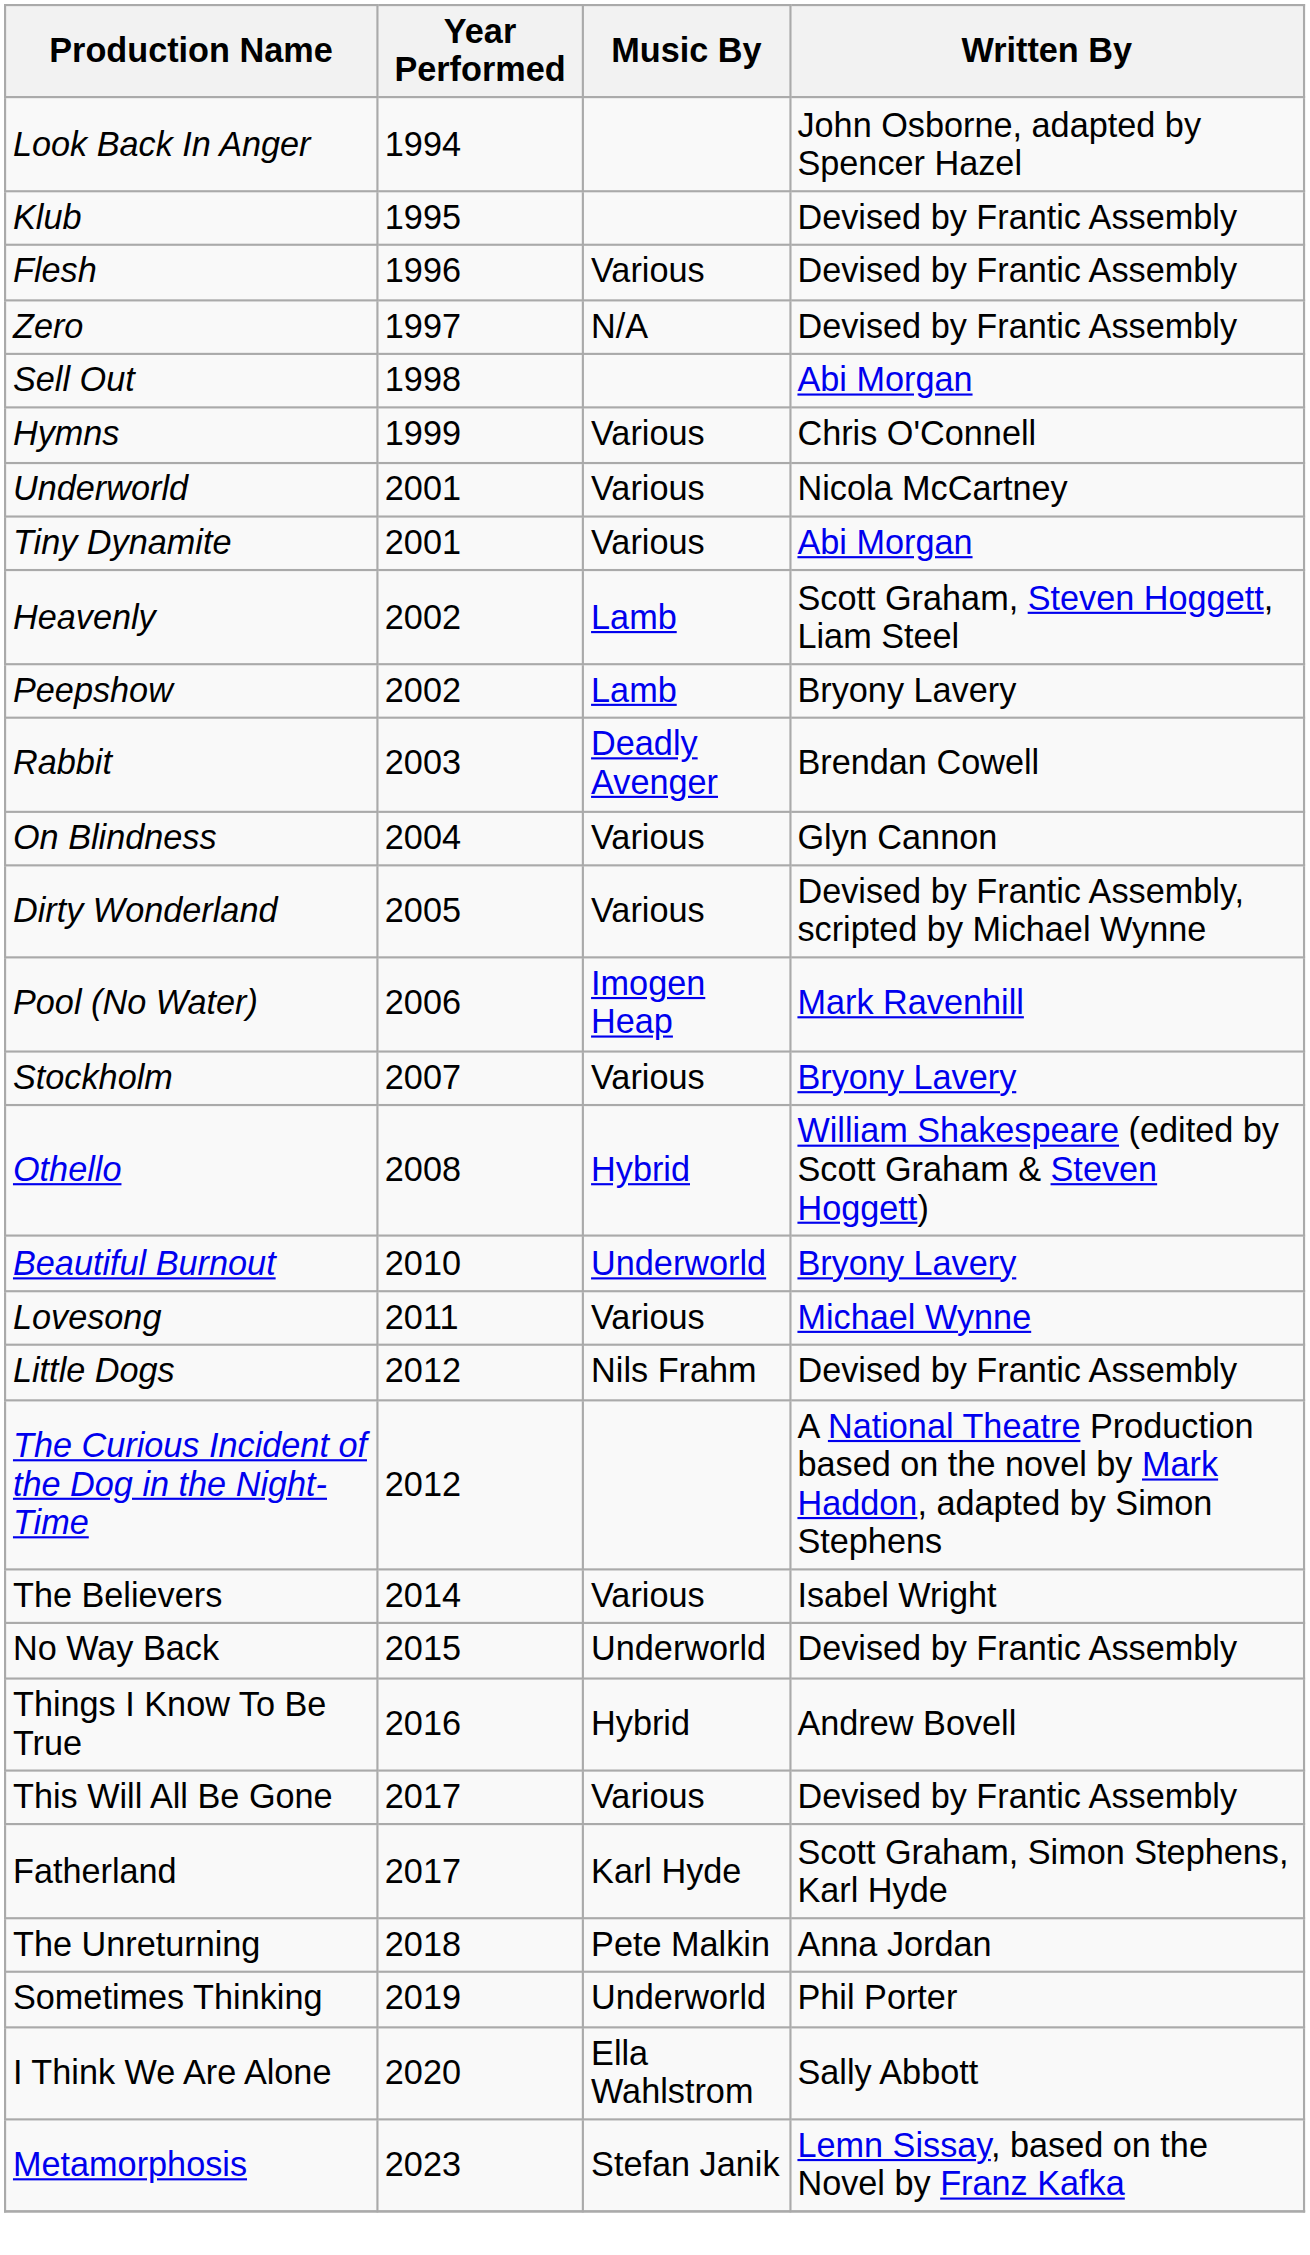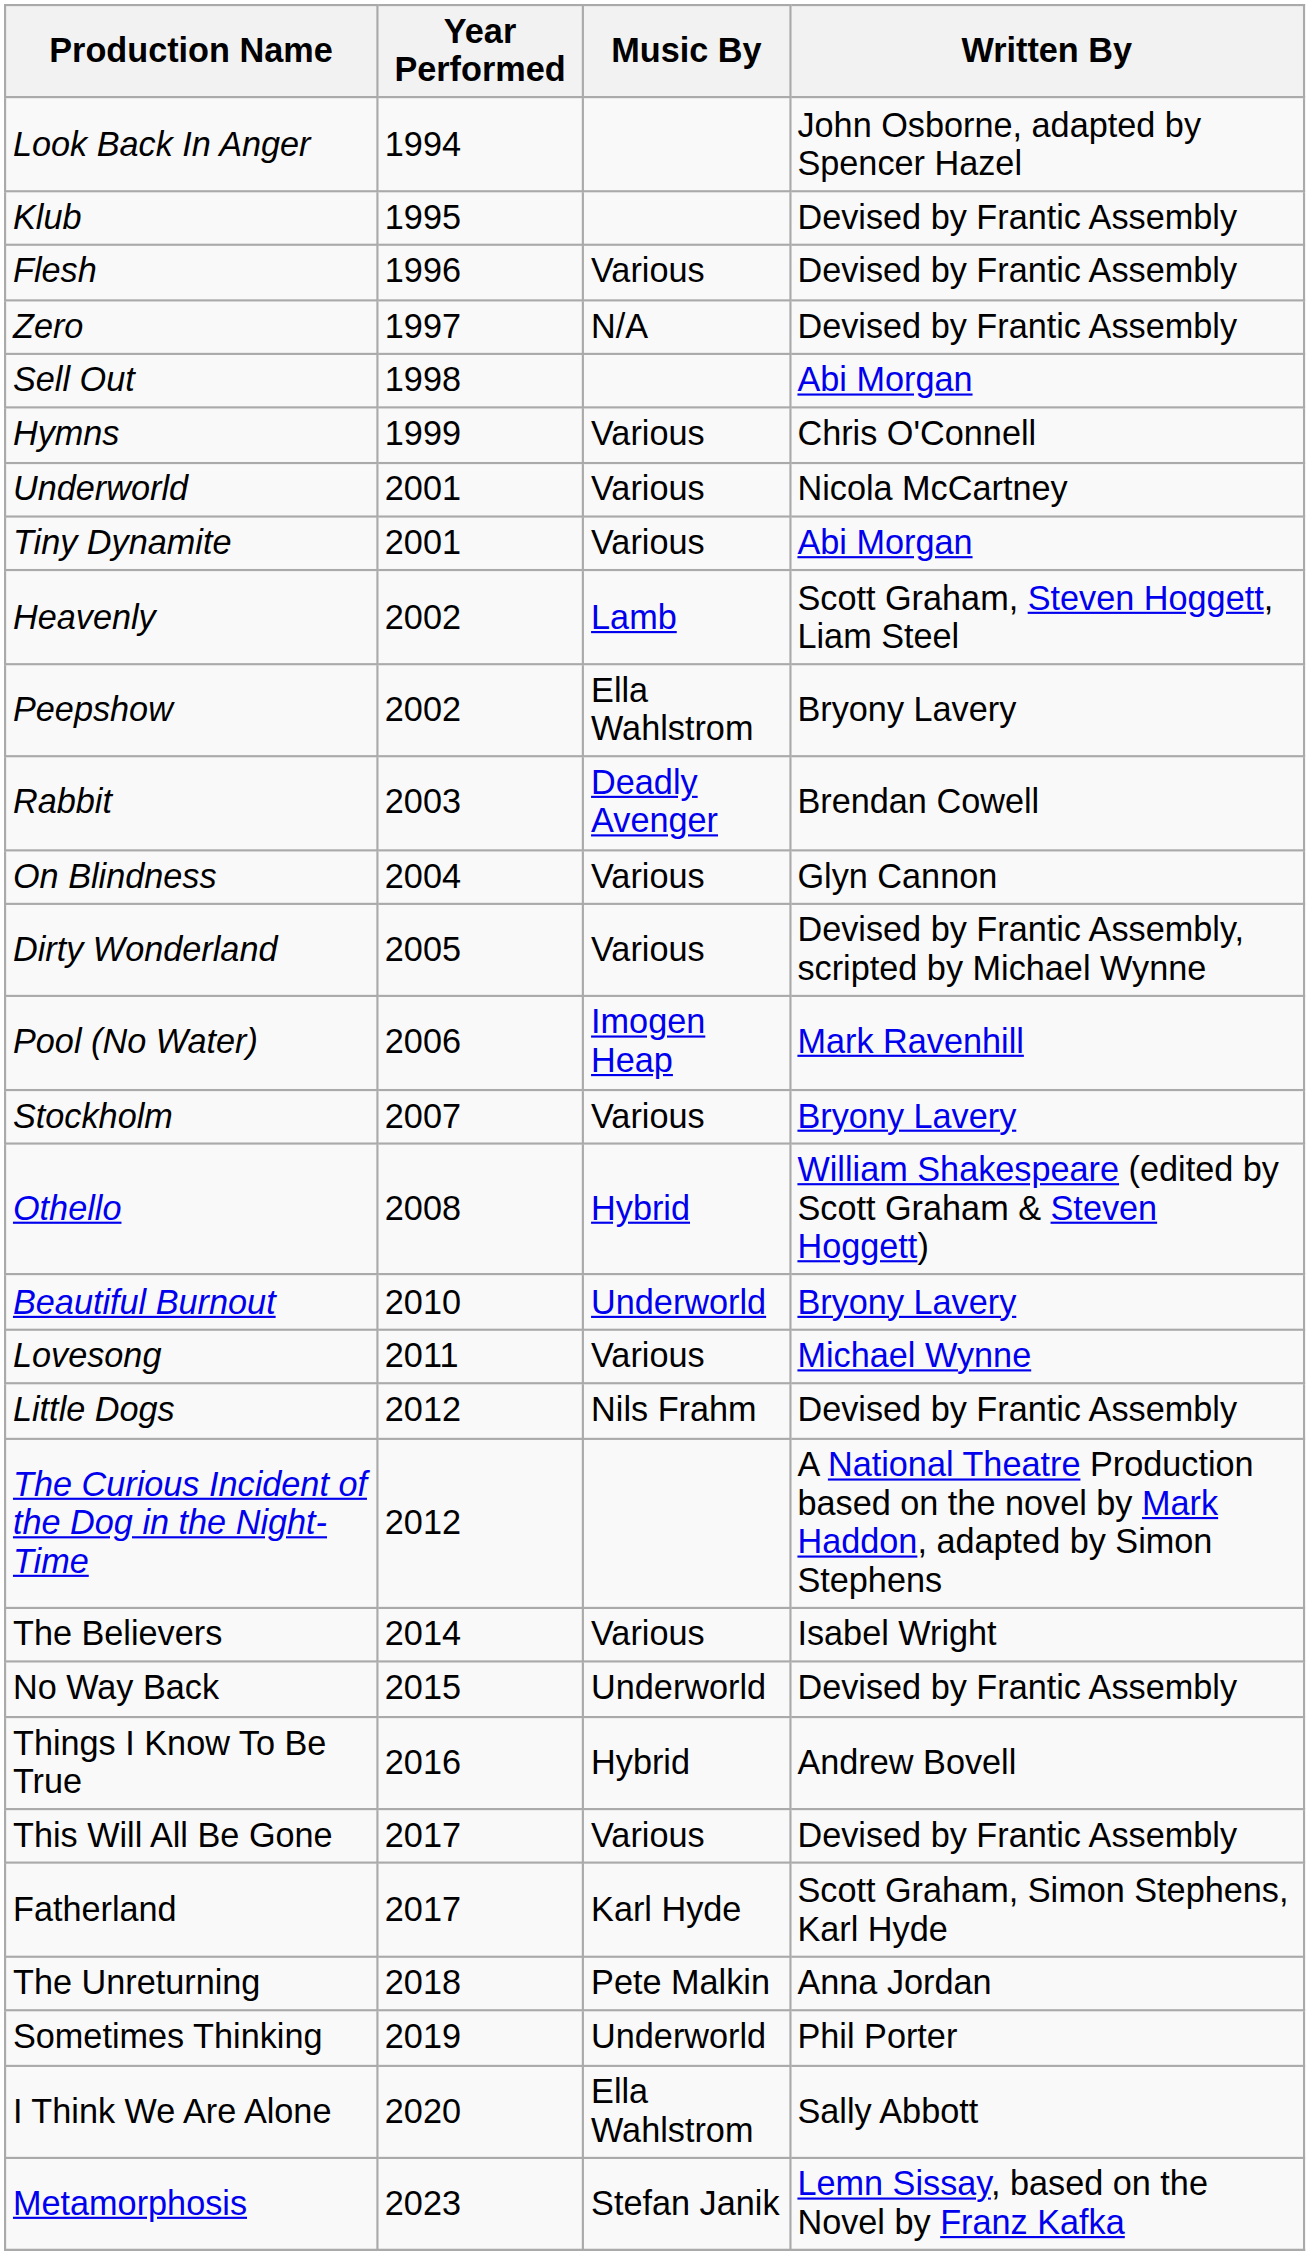(634, 690) Lamb -> (672, 709) Ella Wahlstrom
